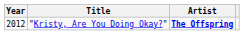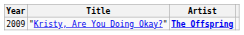(16, 24) 2012 -> (16, 24) 2009
